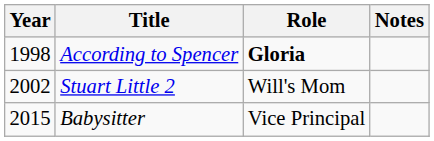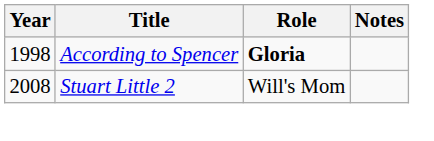(30, 86) 2002 -> (30, 86) 2008
- row: (103, 119)
